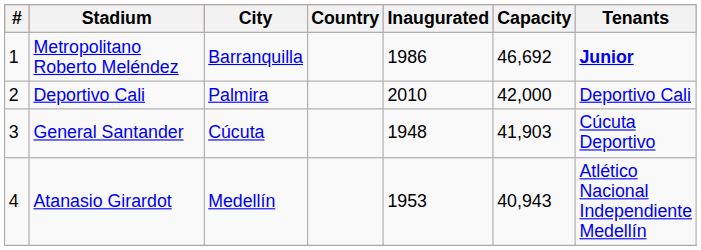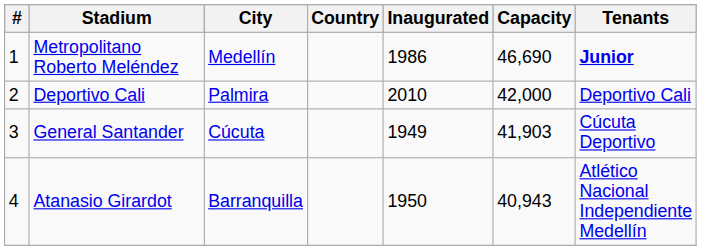(256, 56) Barranquilla -> (242, 56) Medellín
(524, 56) 46,692 -> (524, 56) 46,690
(407, 133) 1948 -> (407, 133) 1949
(242, 201) Medellín -> (256, 201) Barranquilla
(407, 201) 1953 -> (407, 201) 1950
